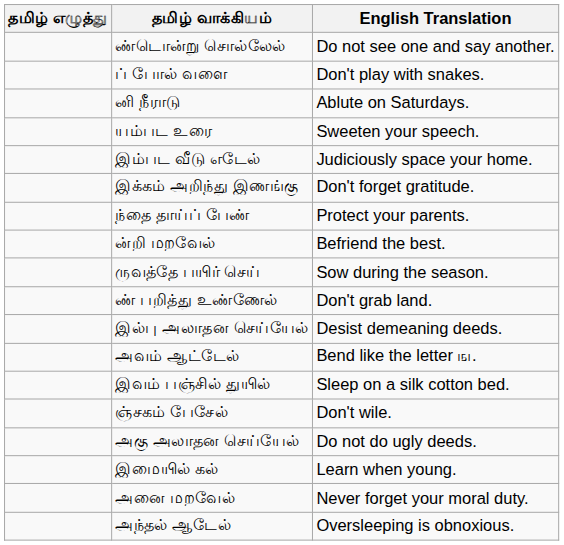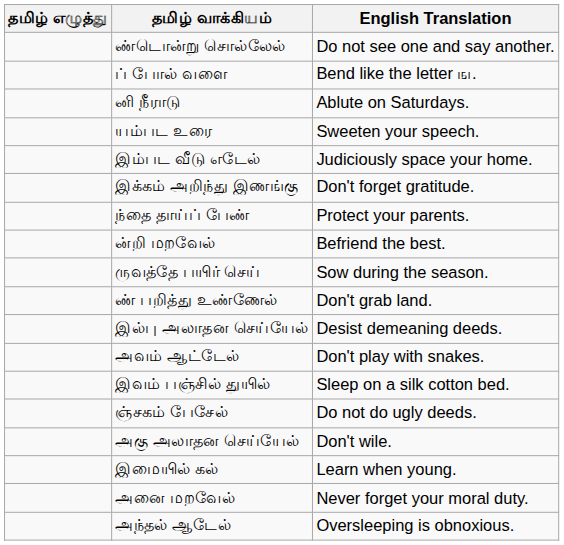(400, 74) Don't play with snakes. -> (396, 73) Bend like the letter ங.
(396, 355) Bend like the letter ங. -> (400, 356) Don't play with snakes.
(354, 413) Don't wile. -> (397, 413) Do not do ugly deeds.
(397, 441) Do not do ugly deeds. -> (354, 441) Don't wile.
